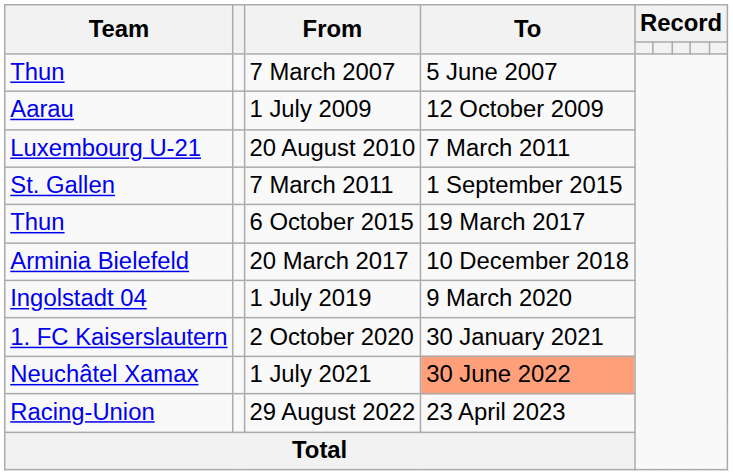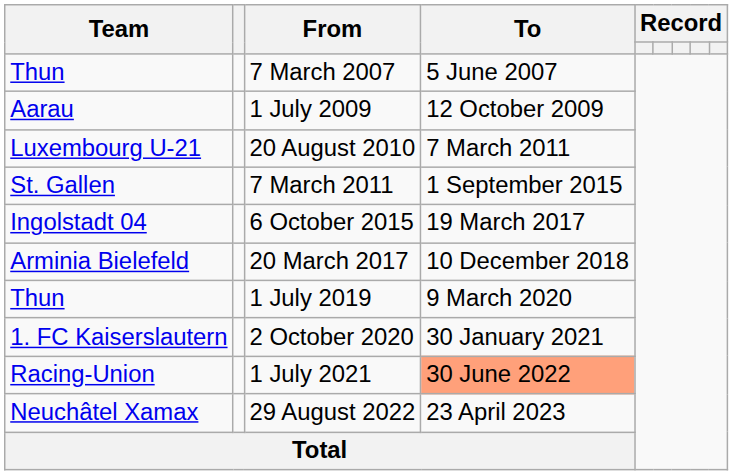(37, 223) Thun -> (78, 223) Ingolstadt 04
(78, 299) Ingolstadt 04 -> (37, 299) Thun
(104, 374) Neuchâtel Xamax -> (82, 374) Racing-Union
(82, 412) Racing-Union -> (104, 412) Neuchâtel Xamax
